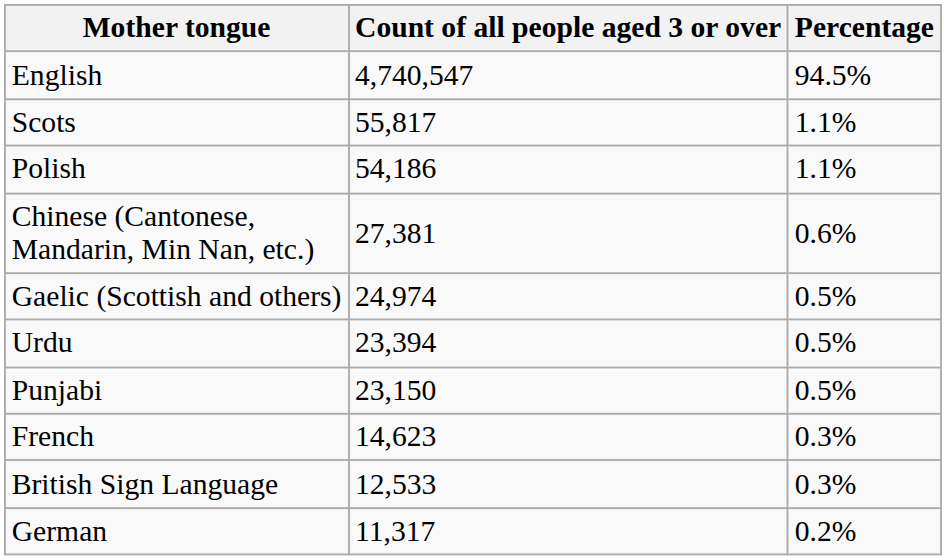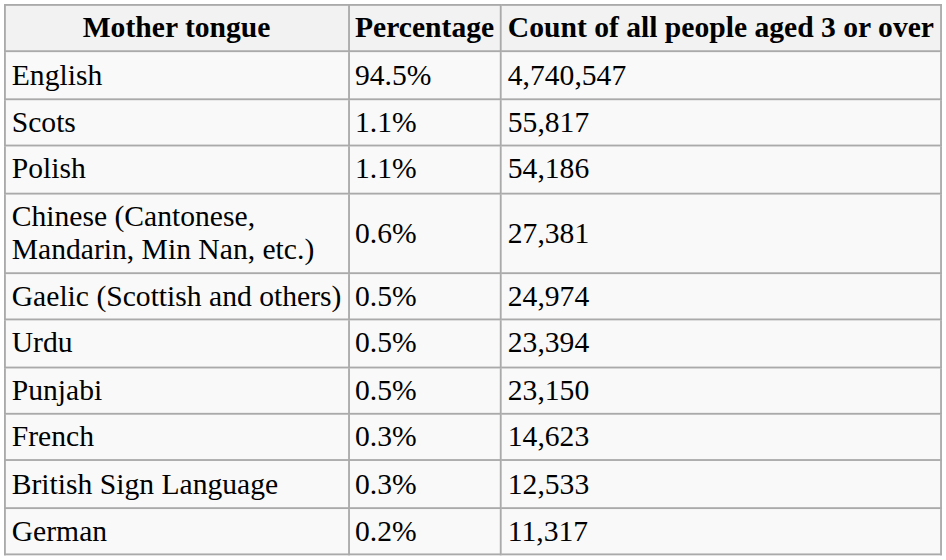columns swapped: (568, 27) <-> (864, 27)
